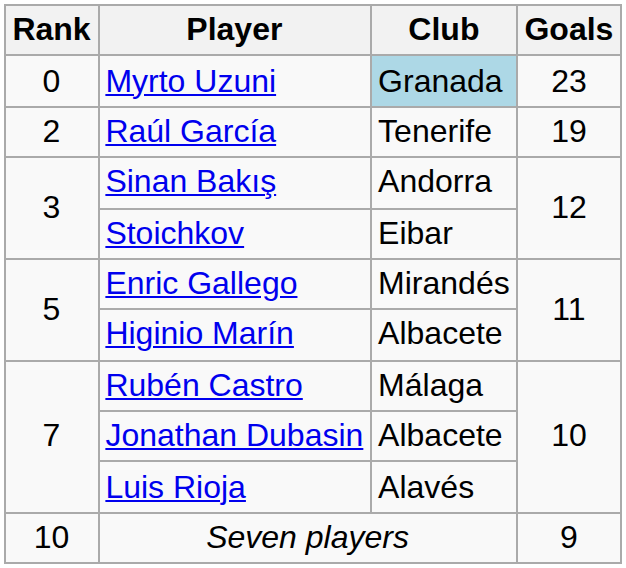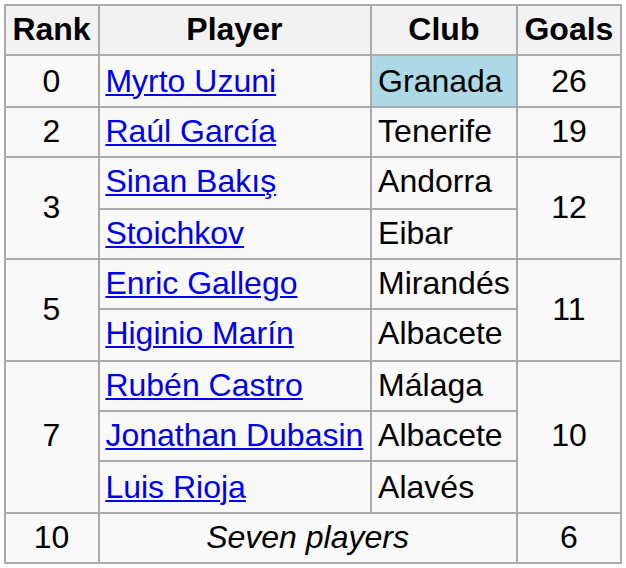(569, 80) 23 -> (569, 80) 26
(569, 537) 9 -> (569, 537) 6
